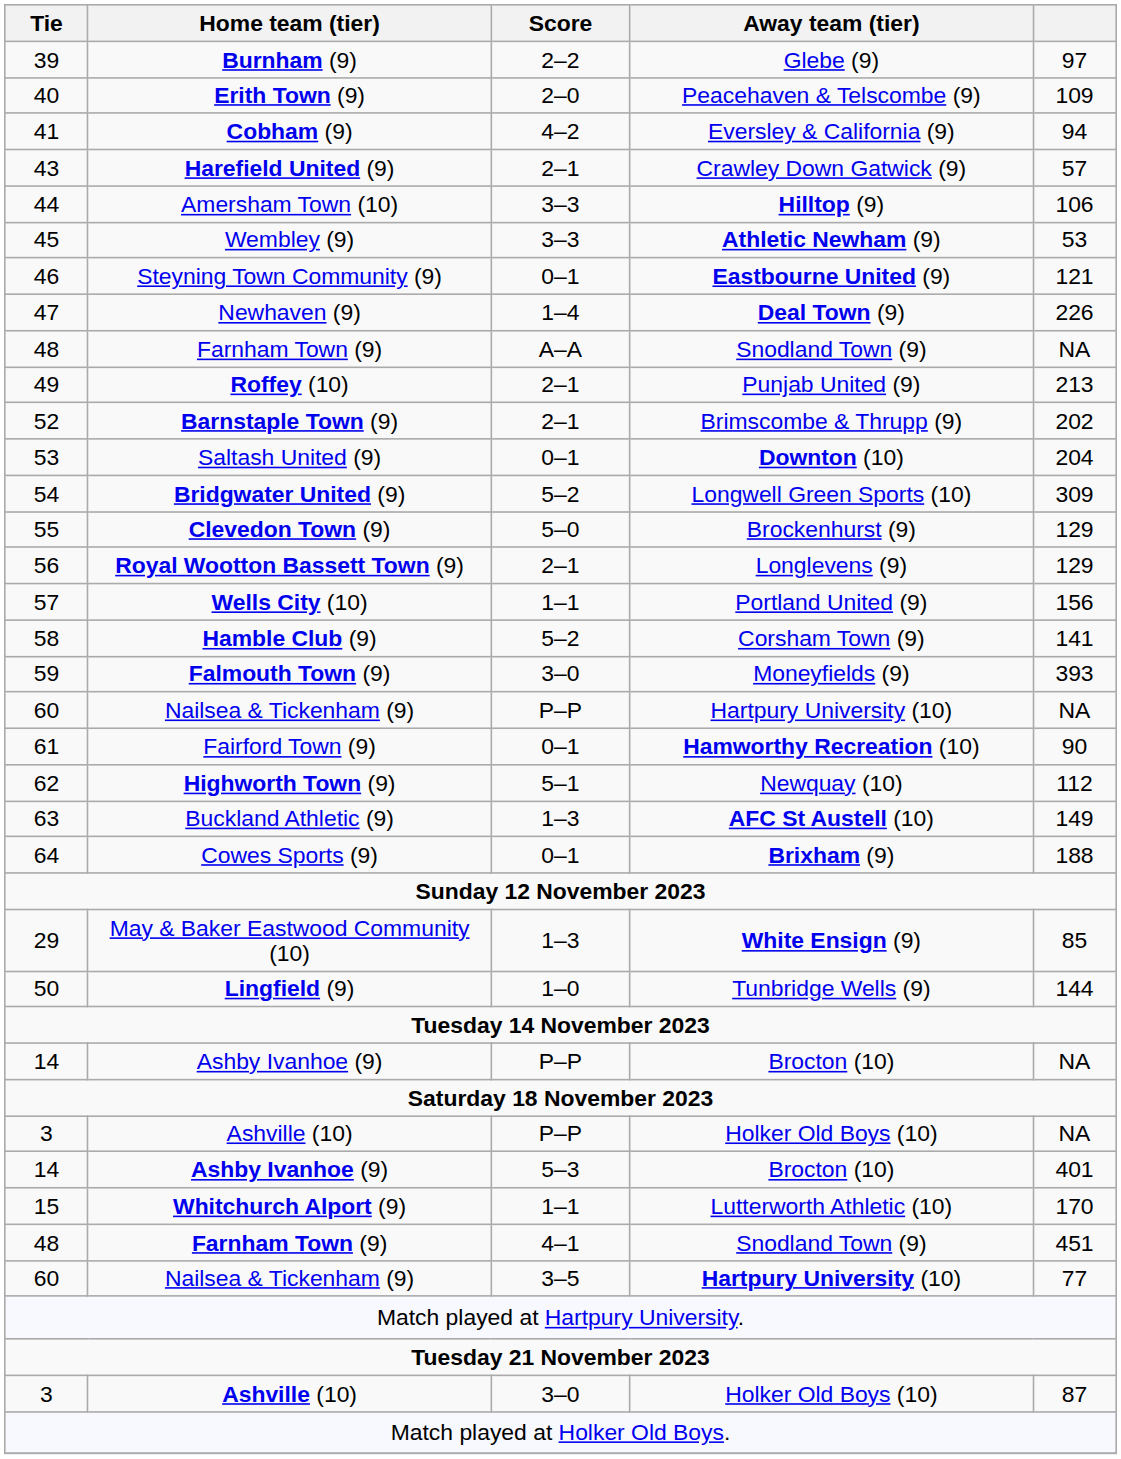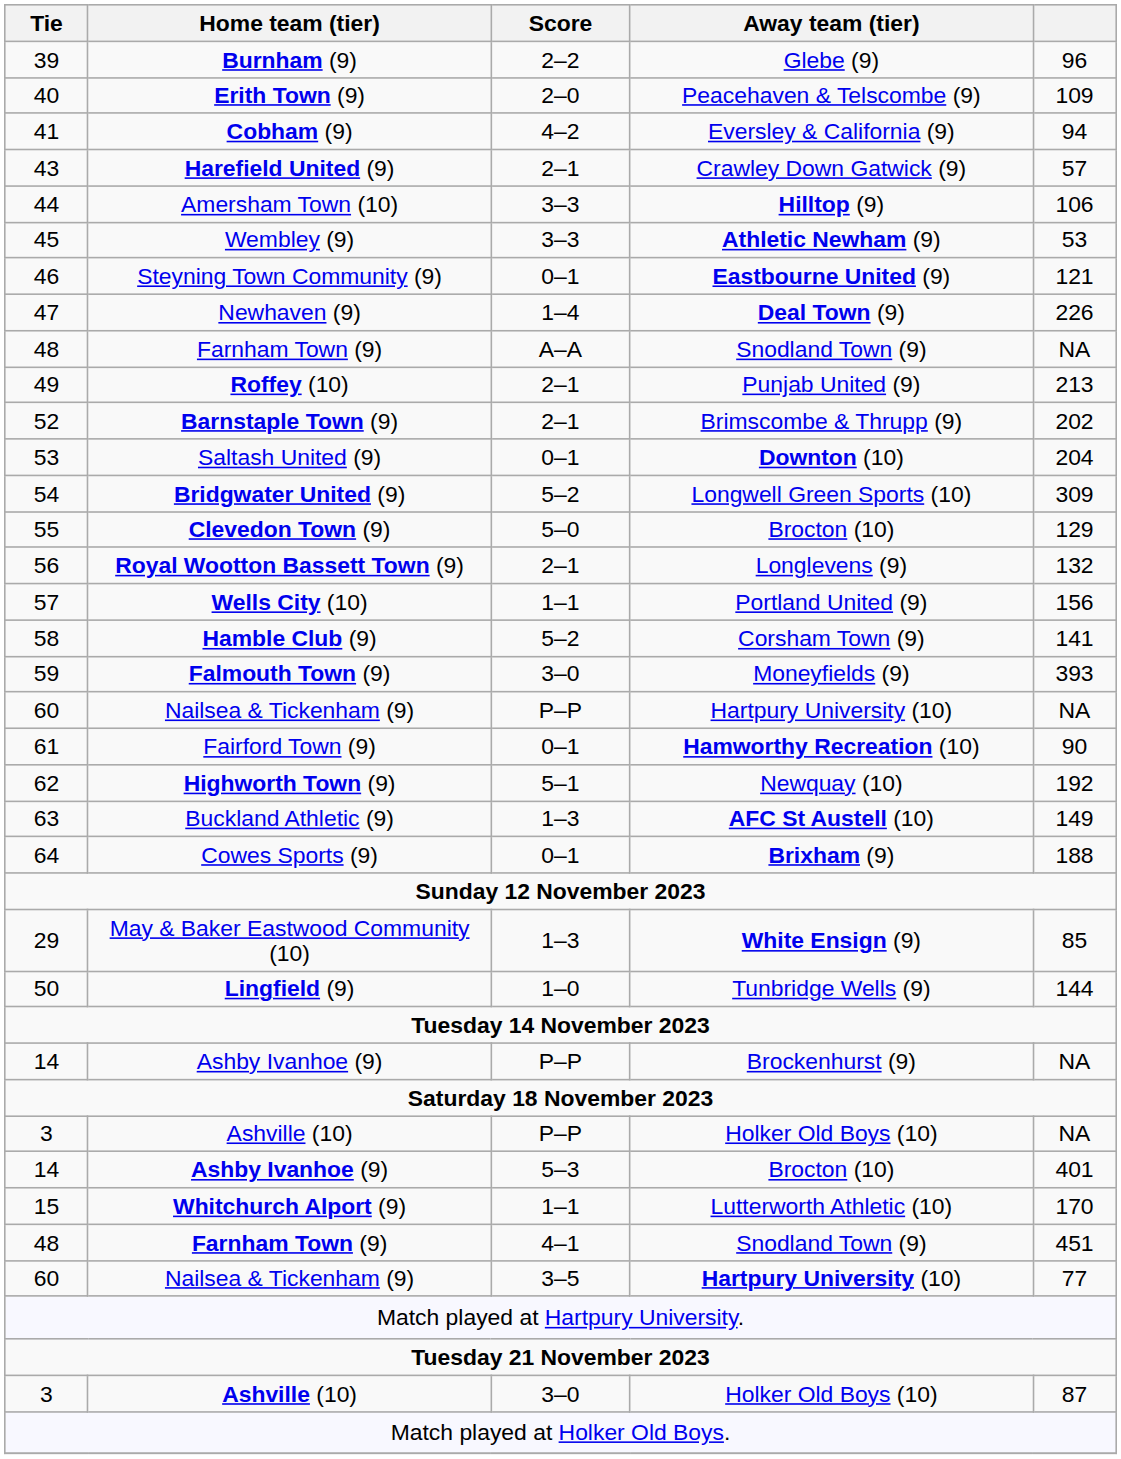(1075, 59) 97 -> (1075, 59) 96
(831, 530) Brockenhurst (9) -> (831, 530) Brocton (10)
(1075, 566) 129 -> (1075, 566) 132
(1075, 783) 112 -> (1075, 783) 192
(831, 1062) Brocton (10) -> (831, 1062) Brockenhurst (9)
